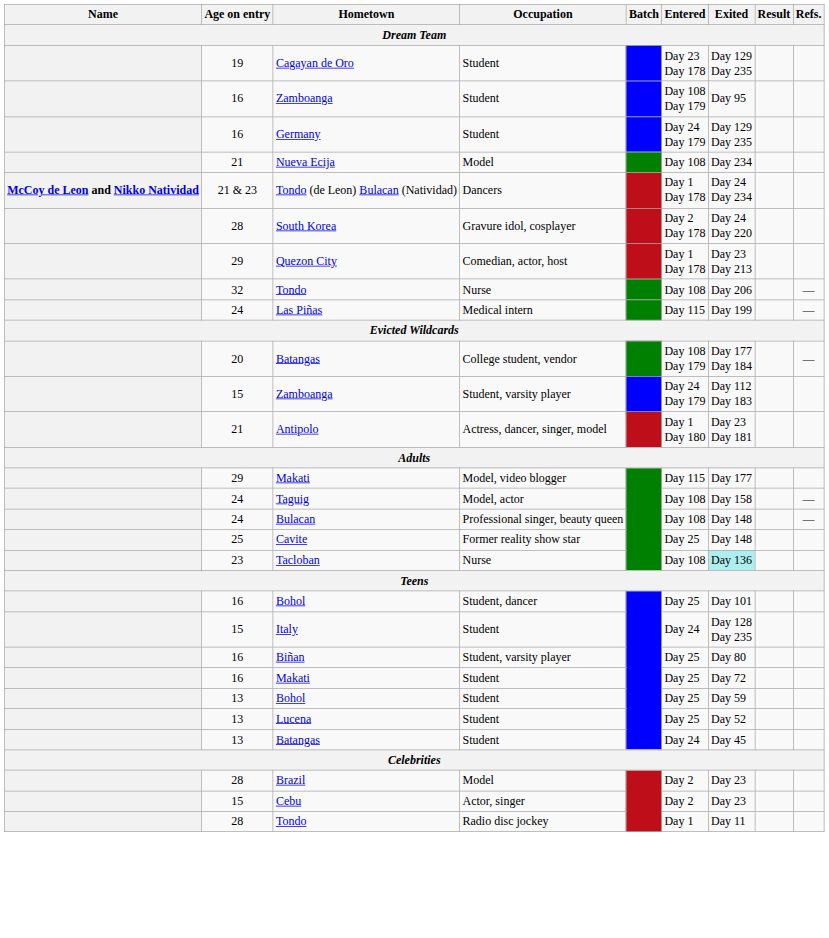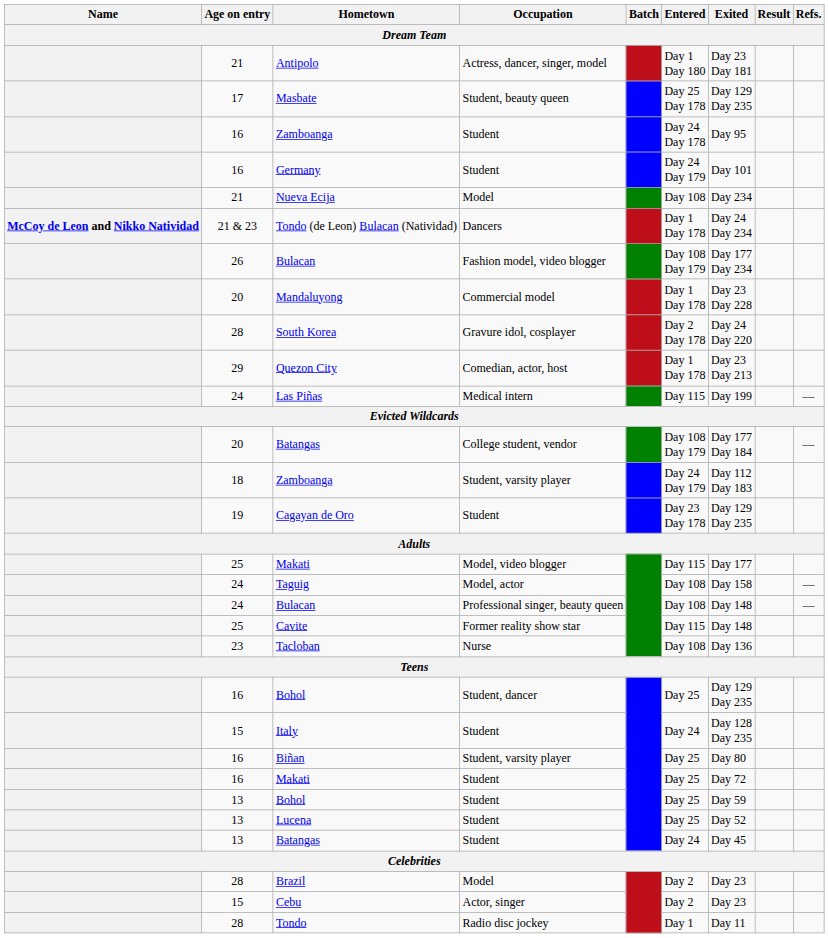rows swapped: (315, 63) <-> (297, 429)
+ row: (296, 98)
(685, 98) Day 108 Day 179 -> (685, 134) Day 24 Day 178
(732, 134) Day 129 Day 235 -> (732, 169) Day 101
+ row: (296, 261)
+ row: (309, 297)
- row: (291, 289)
(237, 394) 15 -> (237, 480) 18
(237, 478) 29 -> (237, 564) 25
(682, 539) Day 25 -> (685, 625) Day 115
(732, 560) paleturquoise background -> (732, 646) no background
(732, 601) Day 101 -> (732, 695) Day 129 Day 235
